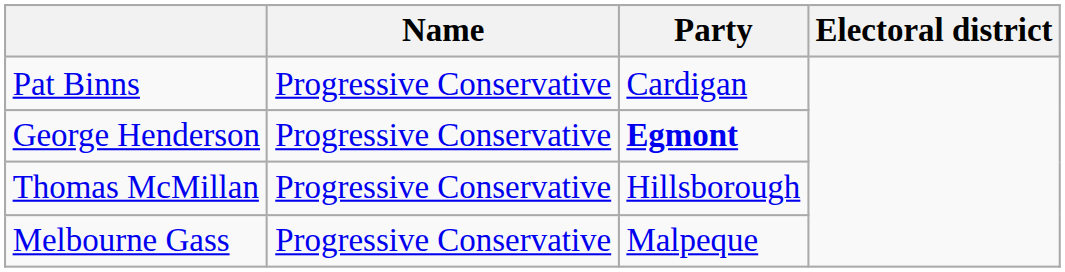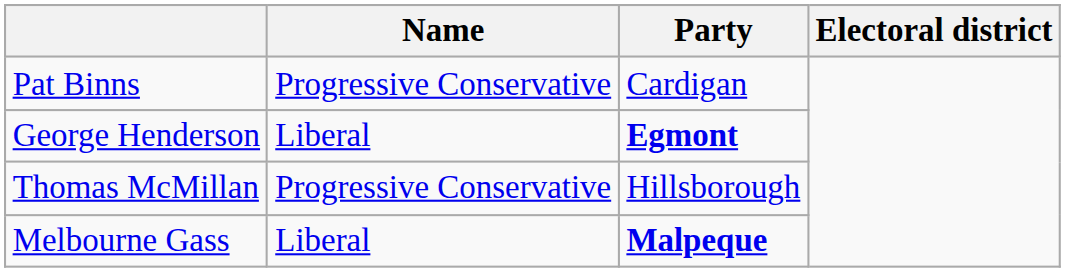(443, 135) Progressive Conservative -> (323, 135) Liberal
(443, 239) Progressive Conservative -> (323, 239) Liberal
(692, 239) normal -> (697, 239) bold
